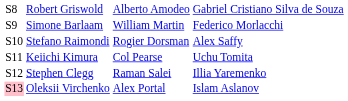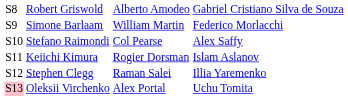(151, 41) Rogier Dorsman -> (138, 41) Col Pearse
(138, 57) Col Pearse -> (151, 57) Rogier Dorsman
(223, 57) Uchu Tomita -> (226, 57) Islam Aslanov
(226, 88) Islam Aslanov -> (223, 88) Uchu Tomita
